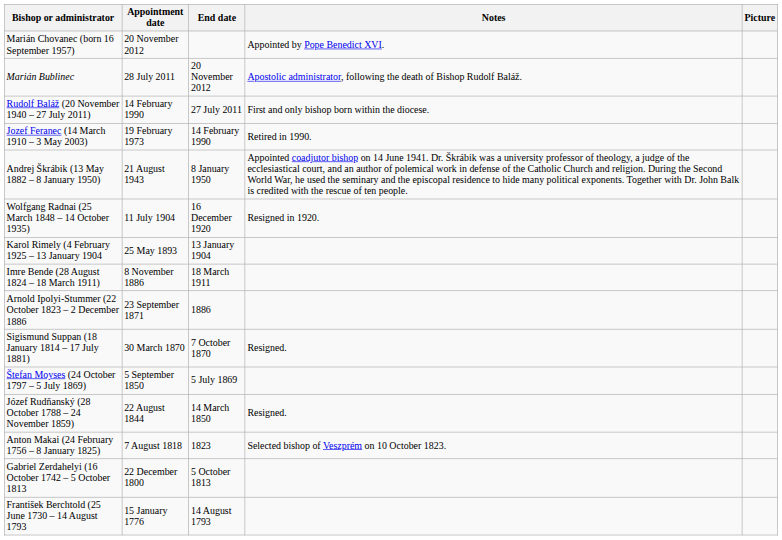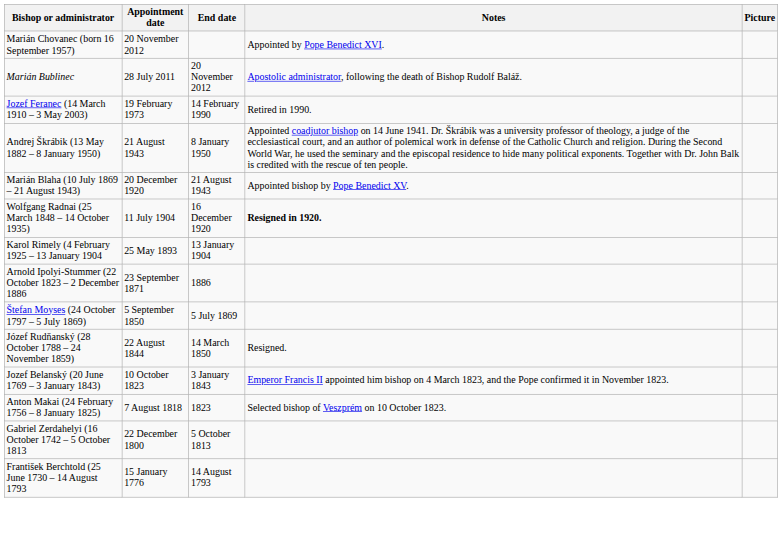- row: (63, 109)
+ row: (62, 185)
(283, 218) normal -> (284, 218) bold
- row: (53, 277)
- row: (53, 348)
+ row: (55, 380)
